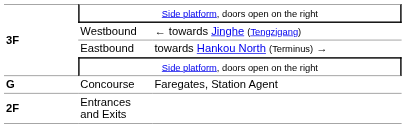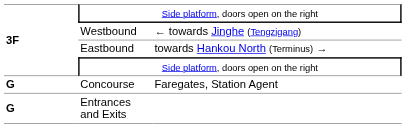(13, 108) 2F -> (10, 108) G
